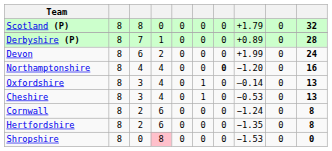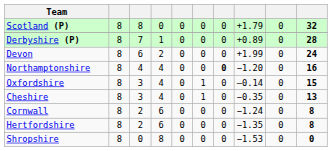(312, 82) 13 -> (312, 82) 15
(250, 97) −0.53 -> (250, 97) −0.35
(161, 139) pink background -> (161, 139) no background
